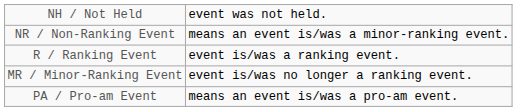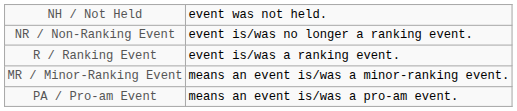(349, 35) means an event is/was a minor-ranking event. -> (331, 35) event is/was no longer a ranking event.
(331, 76) event is/was no longer a ranking event. -> (349, 76) means an event is/was a minor-ranking event.
